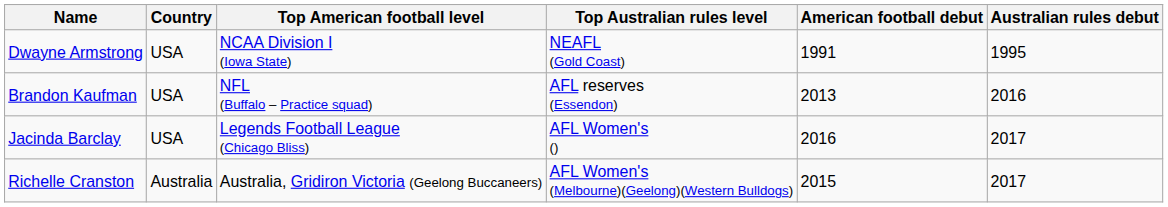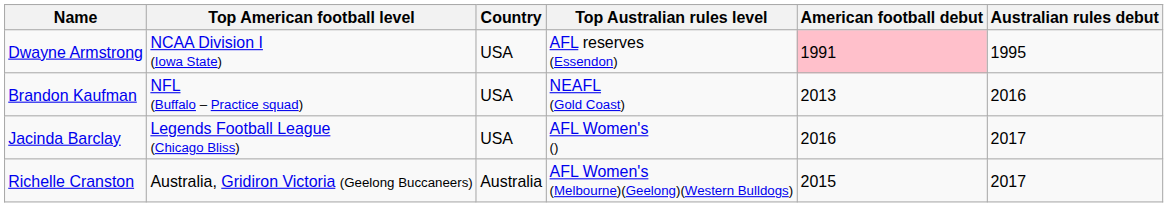columns swapped: (181, 17) <-> (381, 17)
(587, 52) NEAFL (Gold Coast) -> (597, 52) AFL reserves (Essendon)
(818, 52) no background -> (818, 52) pink background
(597, 95) AFL reserves (Essendon) -> (587, 95) NEAFL (Gold Coast)
